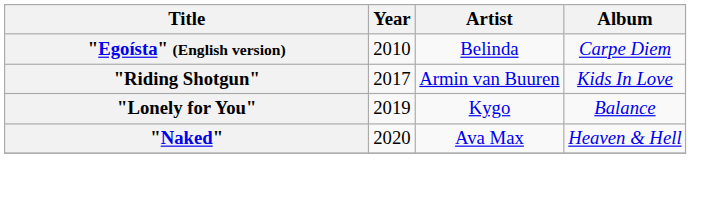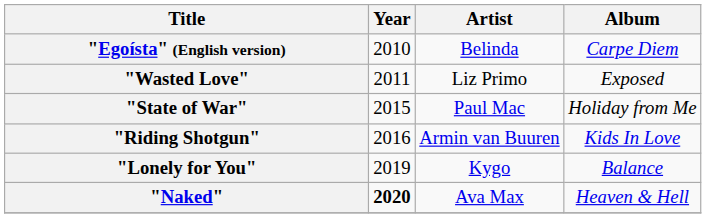+ row: (187, 78)
+ row: (187, 108)
(392, 78) 2017 -> (392, 138) 2016
(392, 138) normal -> (392, 197) bold
